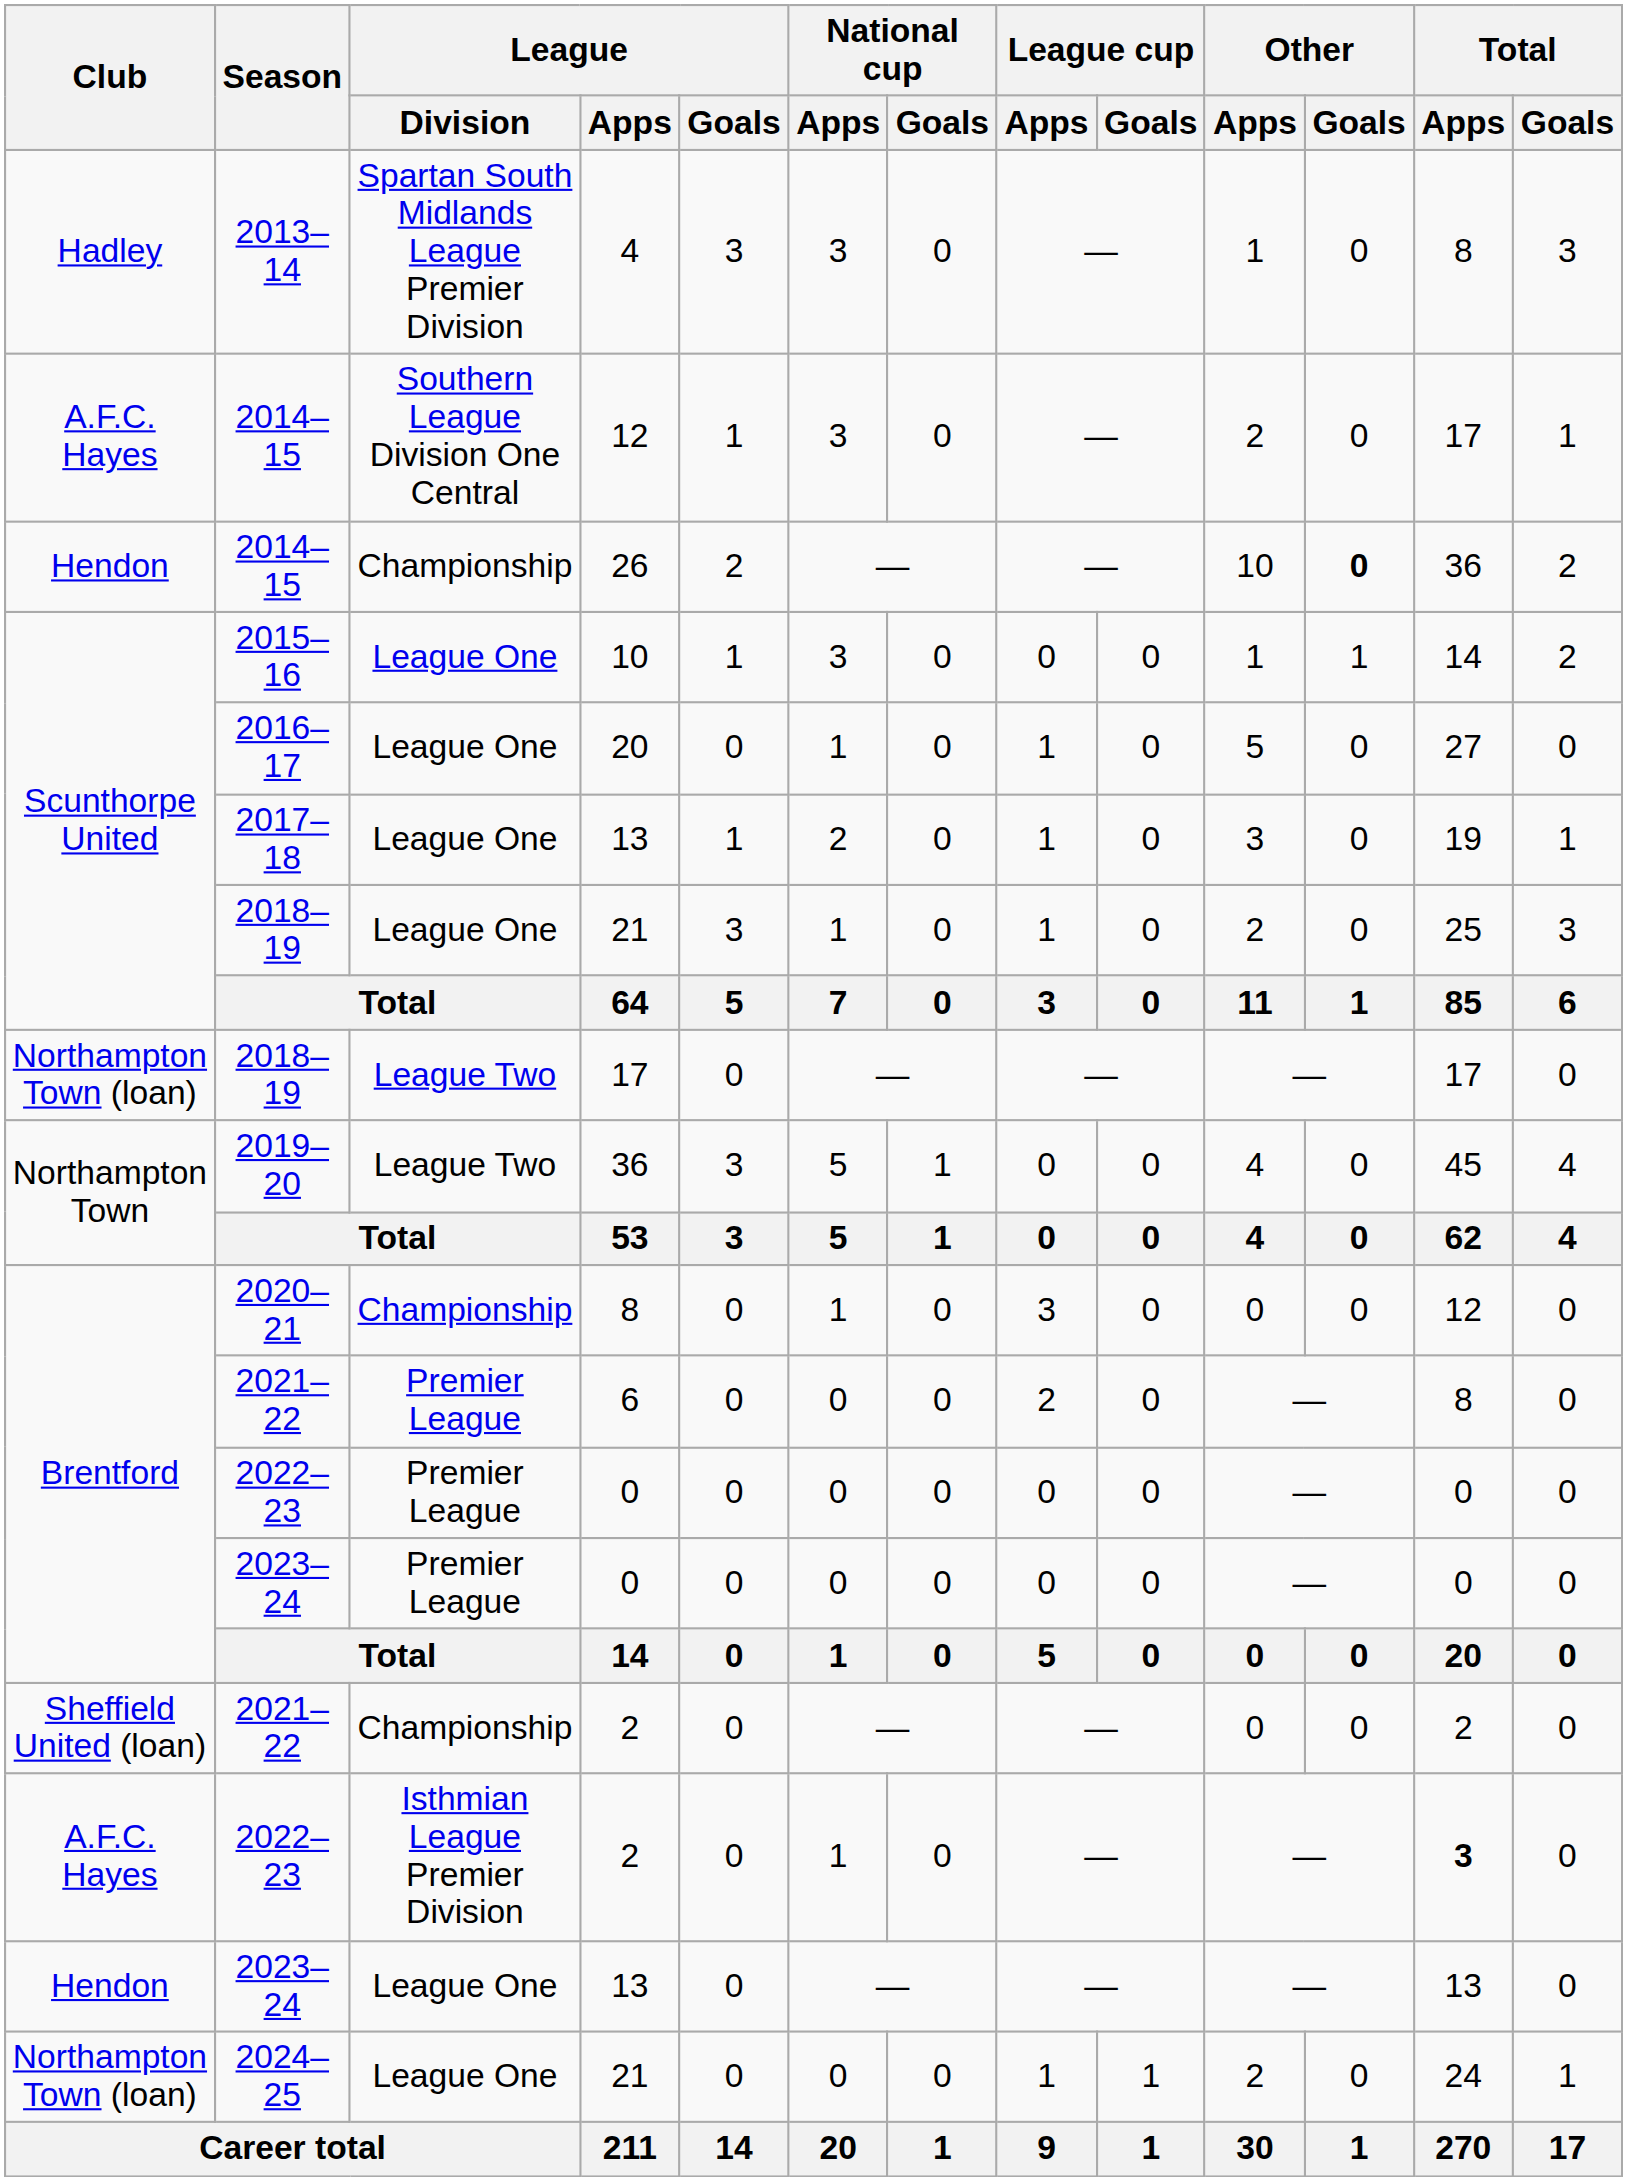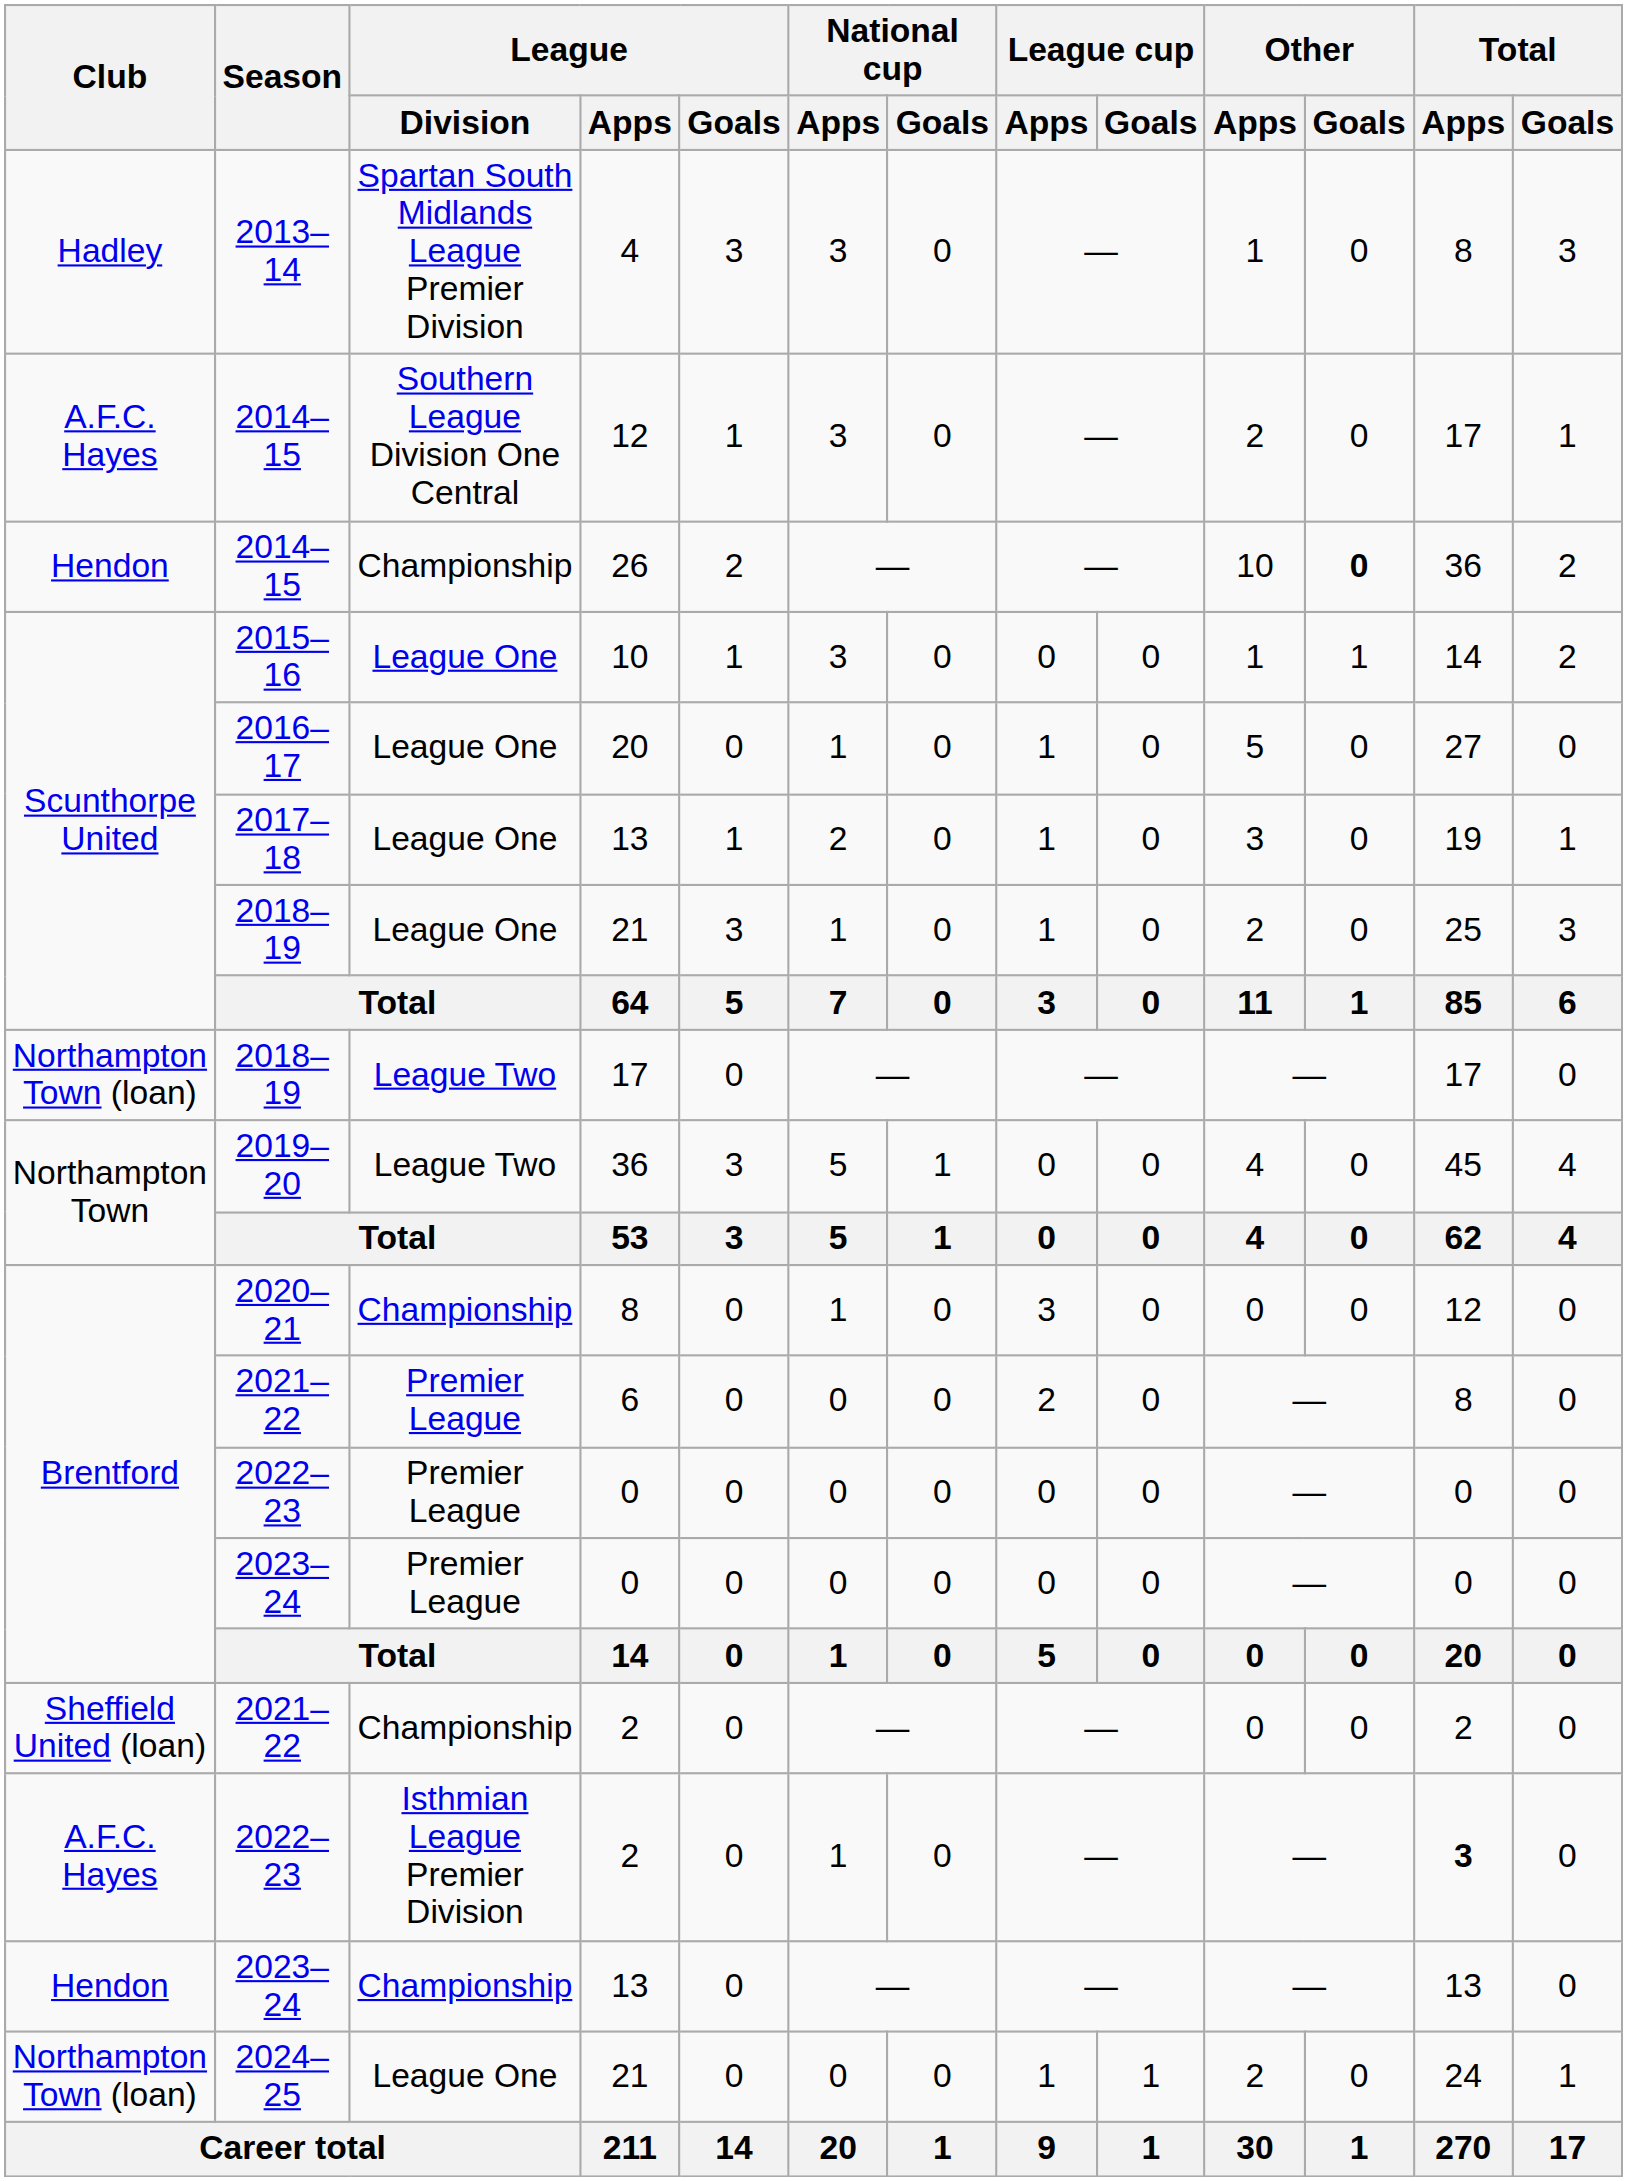(465, 1985) League One -> (465, 1985) Championship
